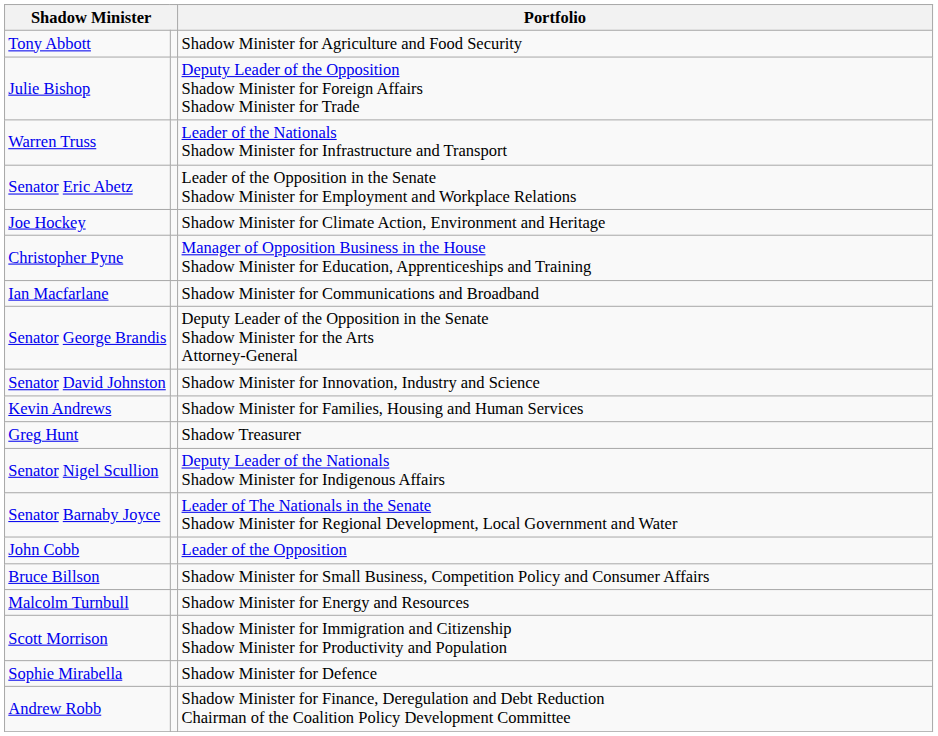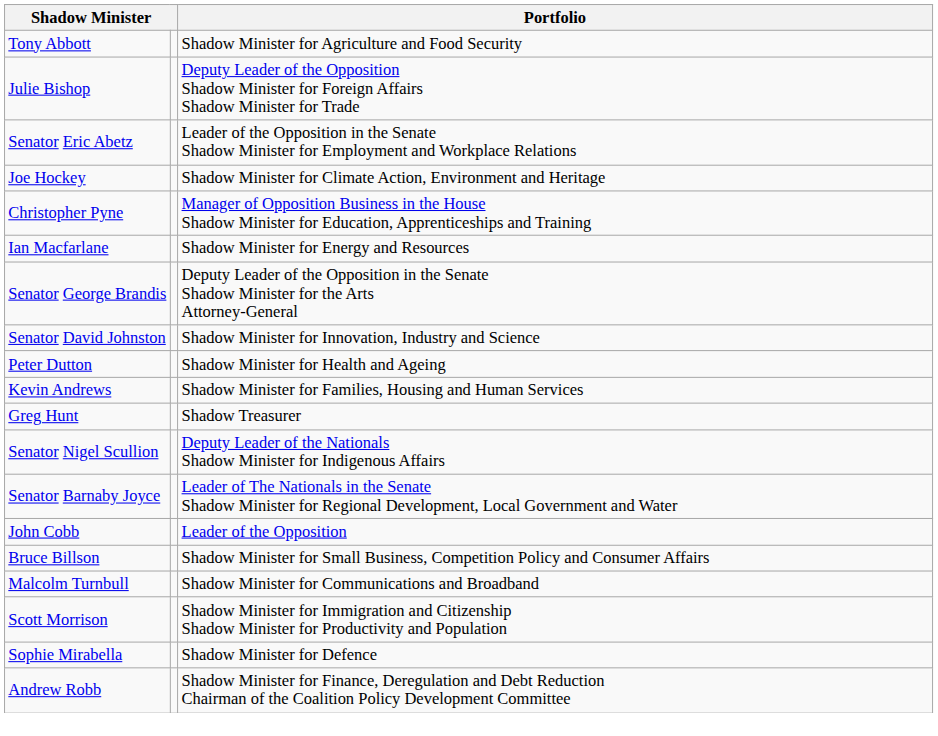- row: (52, 142)
(360, 293) Shadow Minister for Communications and Broadband -> (325, 248) Shadow Minister for Energy and Resources
+ row: (50, 364)
(325, 602) Shadow Minister for Energy and Resources -> (360, 584) Shadow Minister for Communications and Broadband
